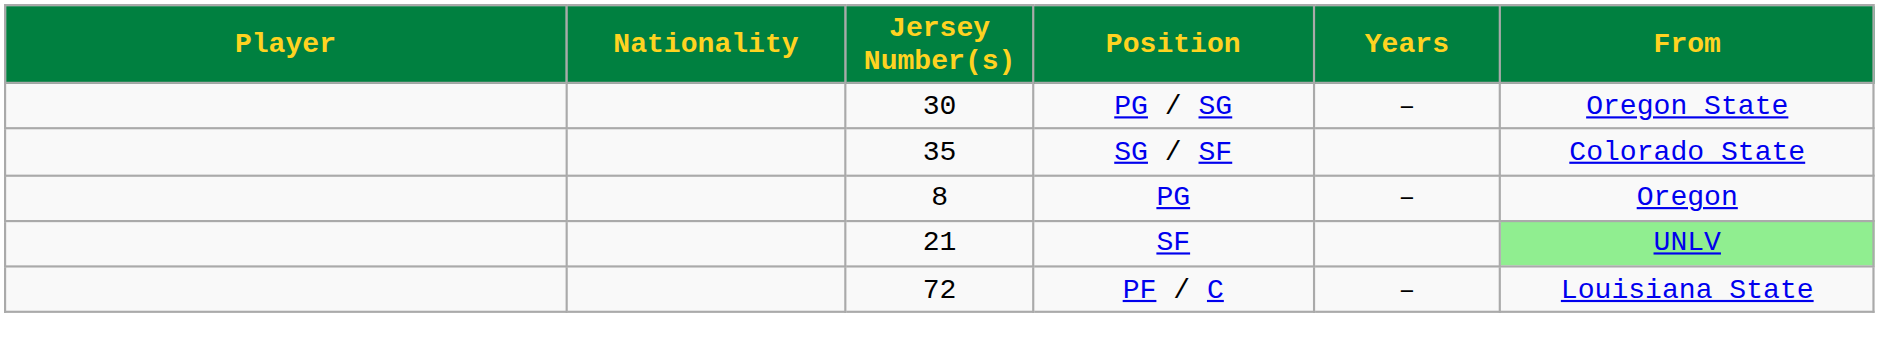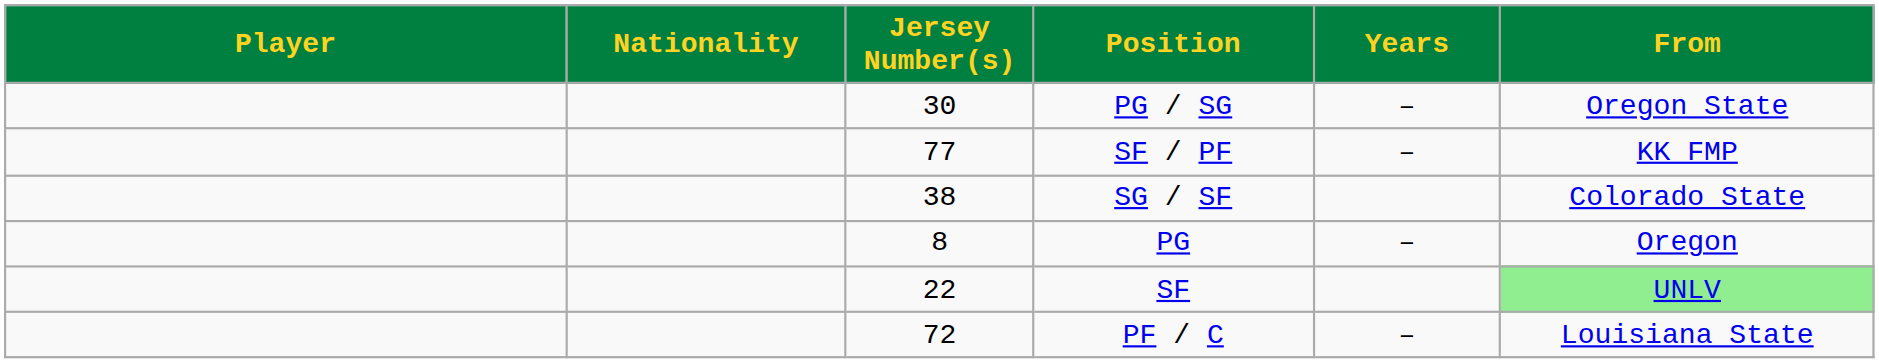+ row: (1173, 152)
(940, 152) 35 -> (940, 198) 38
(940, 243) 21 -> (940, 289) 22
